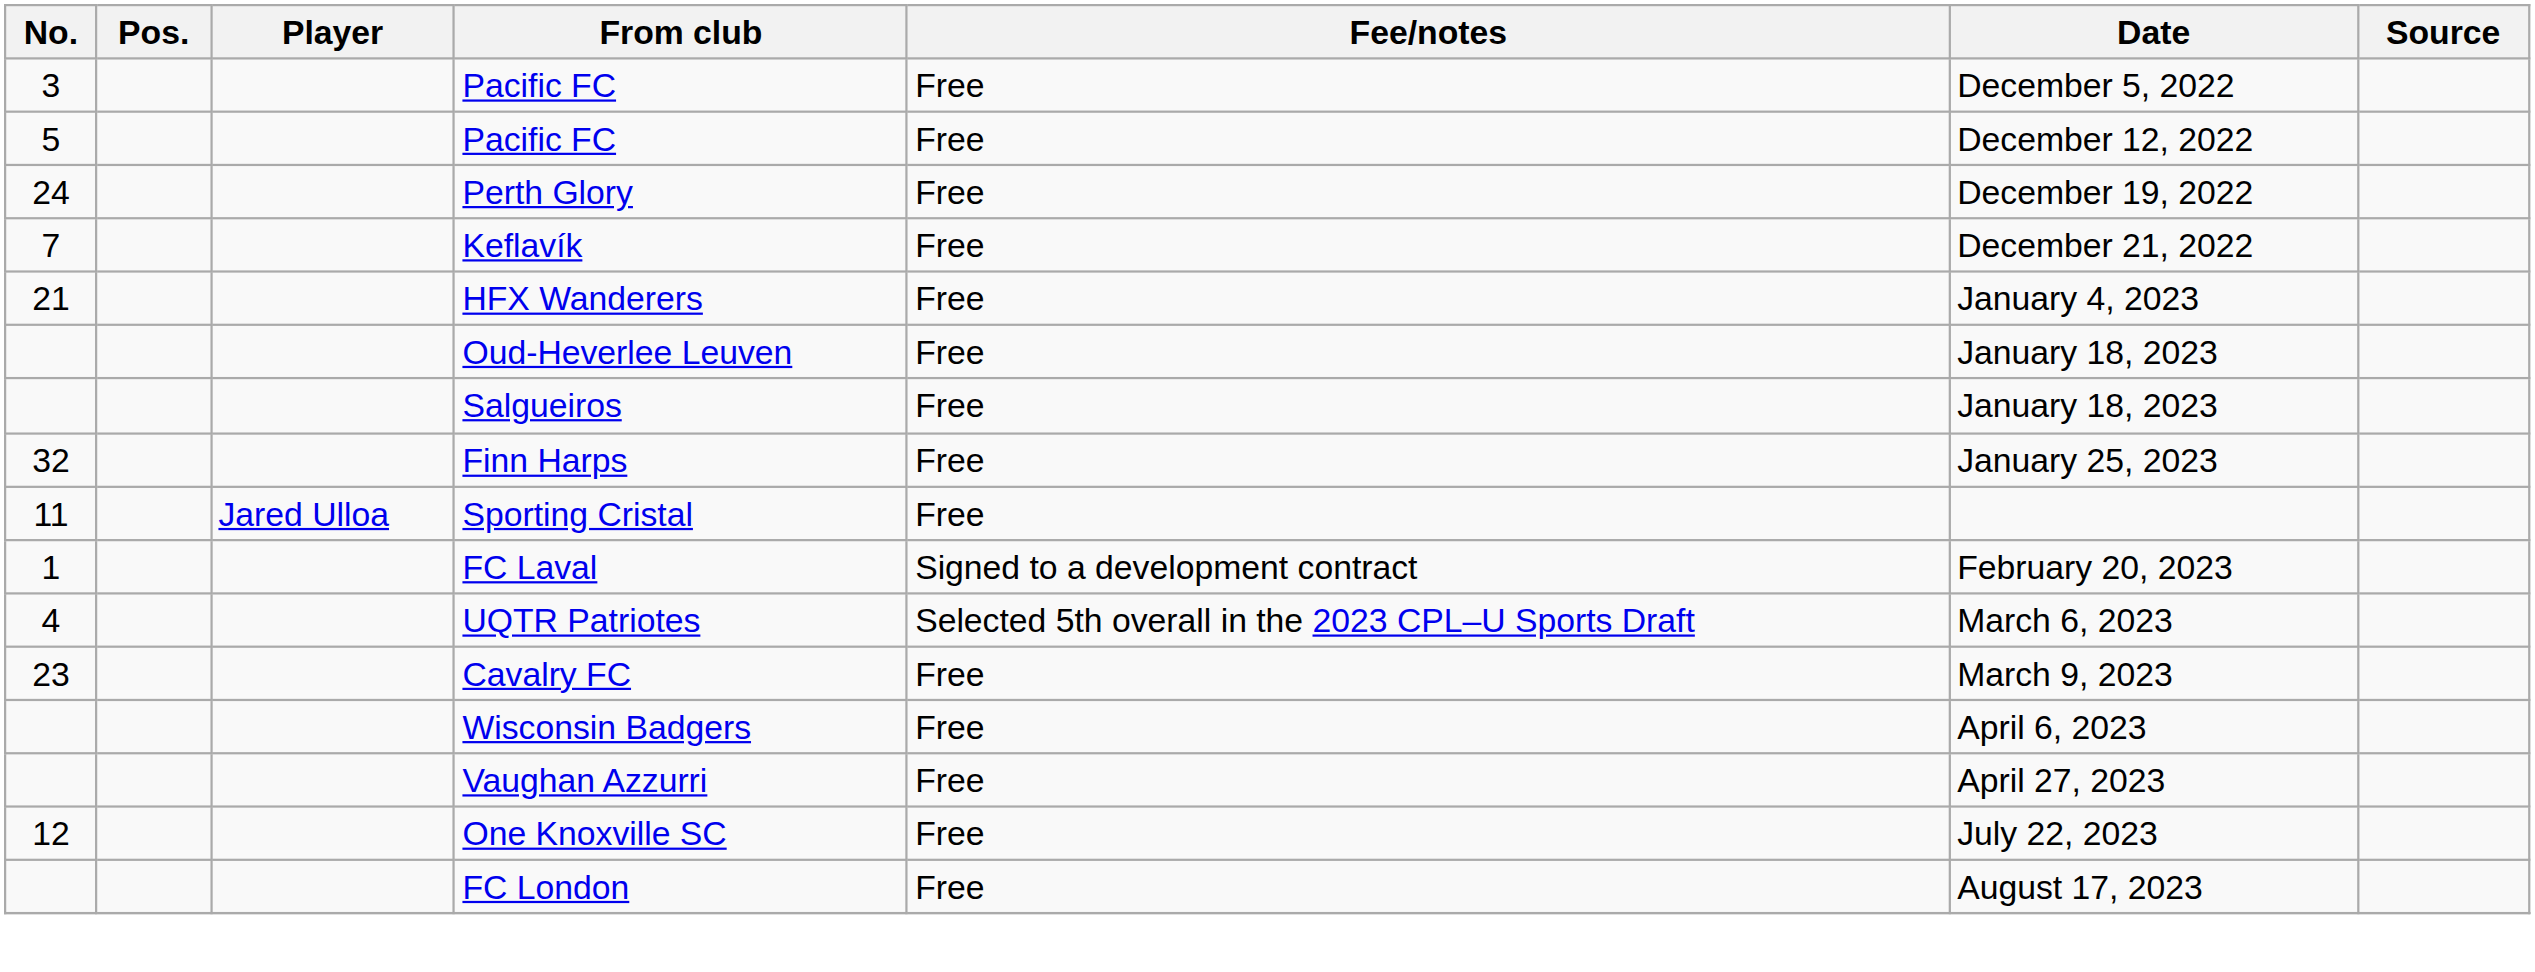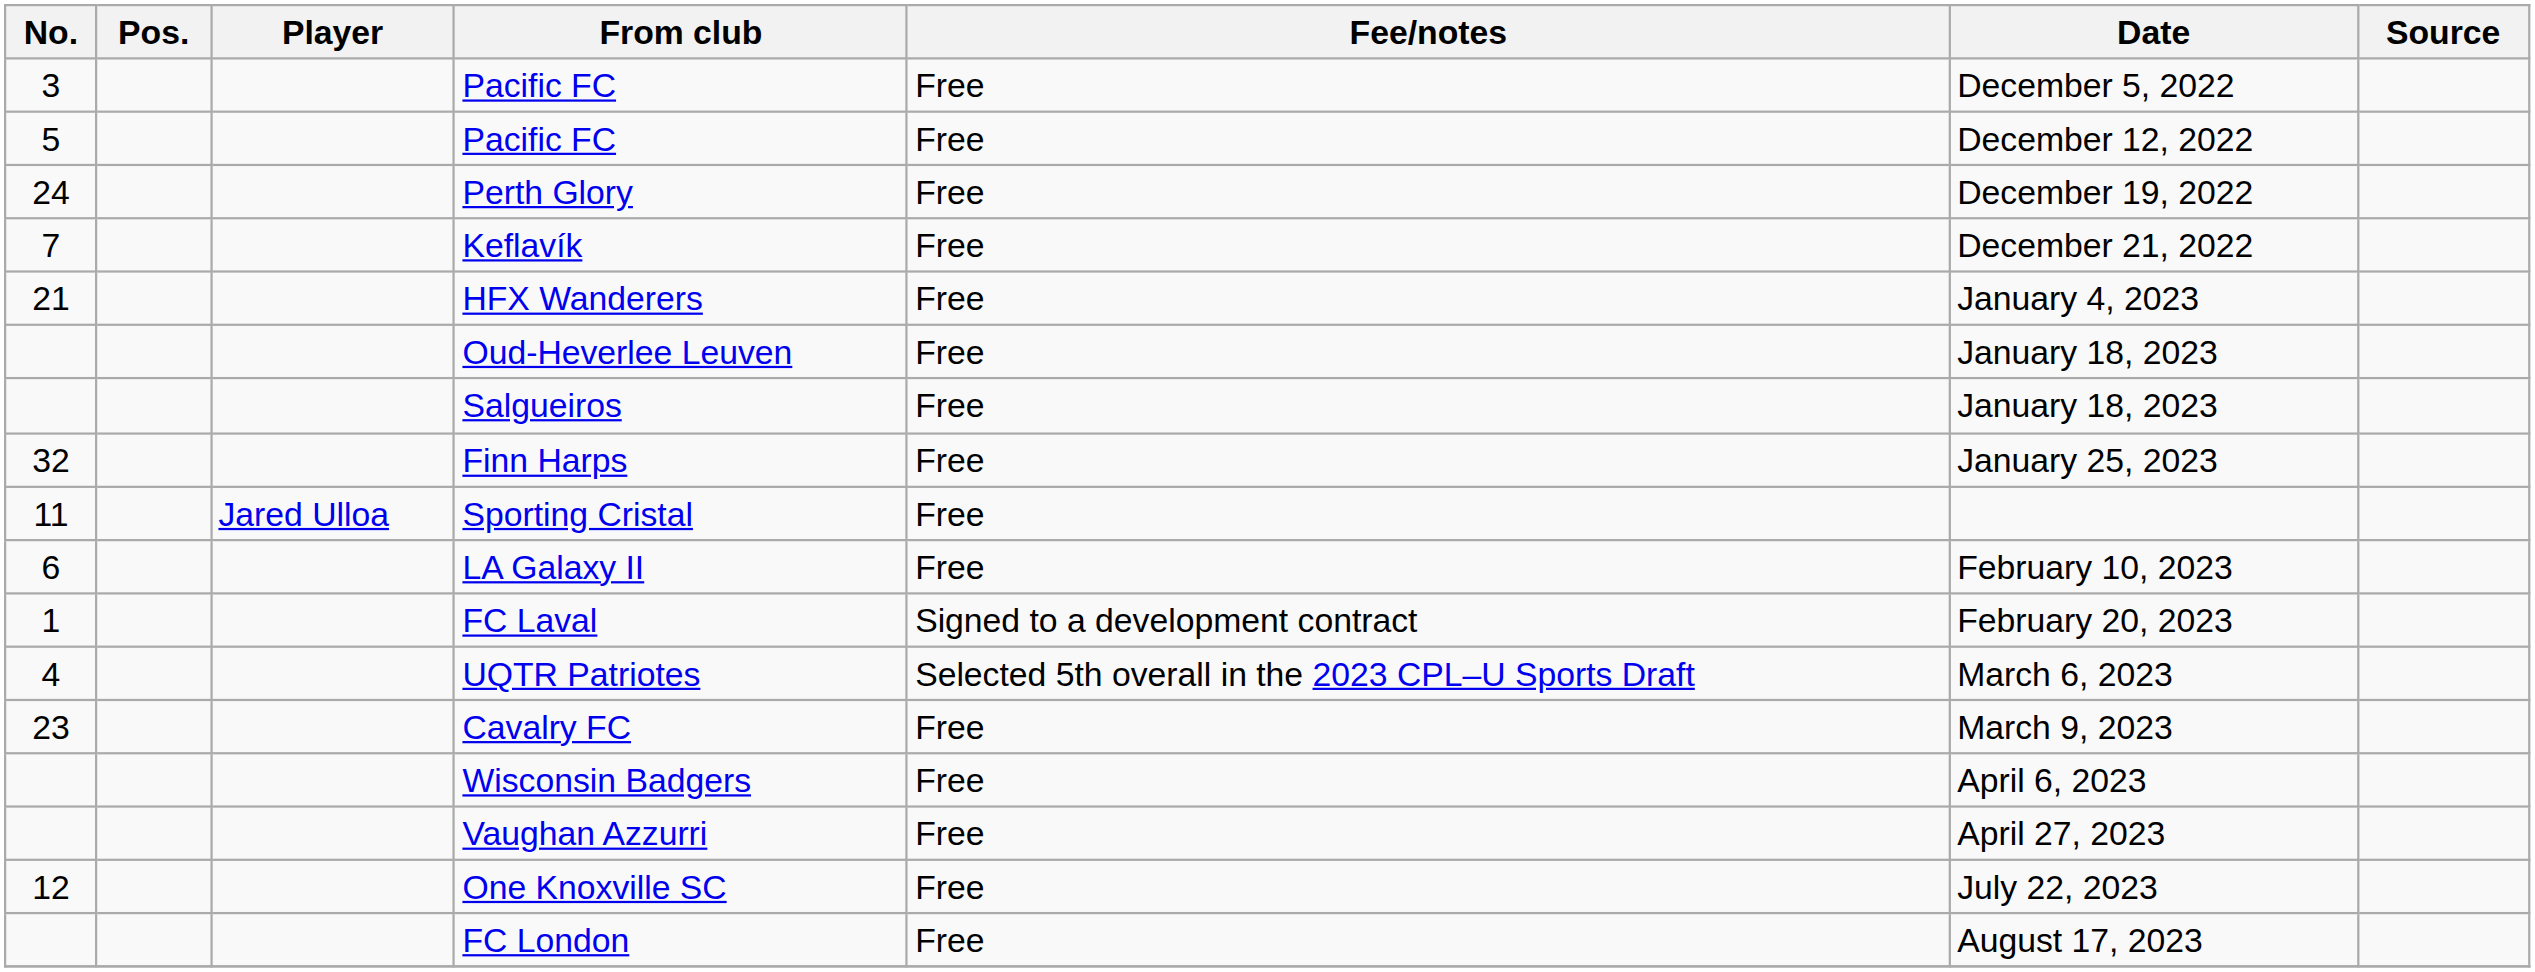+ row: (51, 566)
